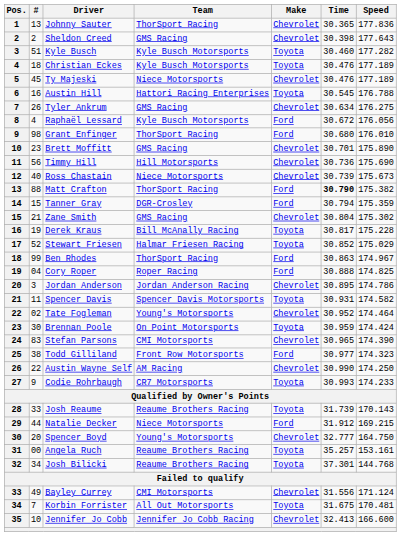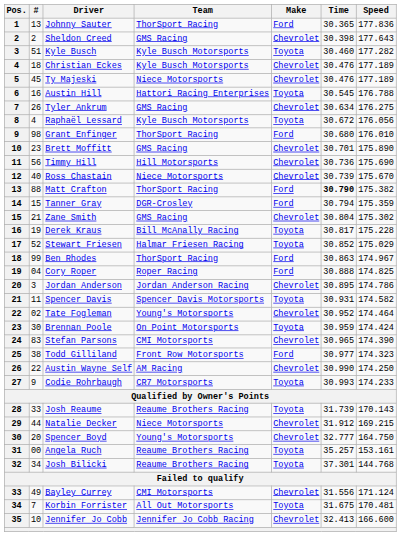(296, 25) Chevrolet -> (283, 25) Ford
(289, 67) Toyota -> (296, 67) Chevrolet
(283, 122) Ford -> (289, 122) Toyota
(376, 177) 175.673 -> (376, 177) 175.670
(283, 424) Ford -> (296, 424) Chevrolet
